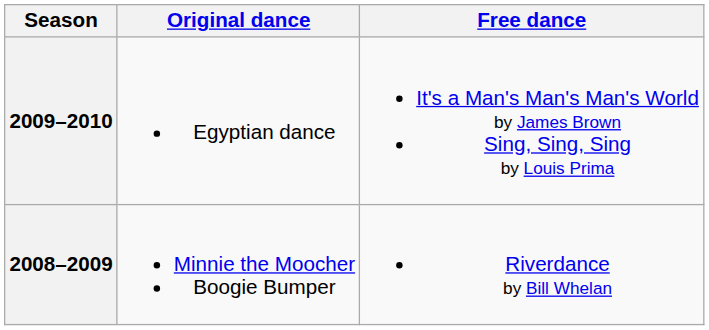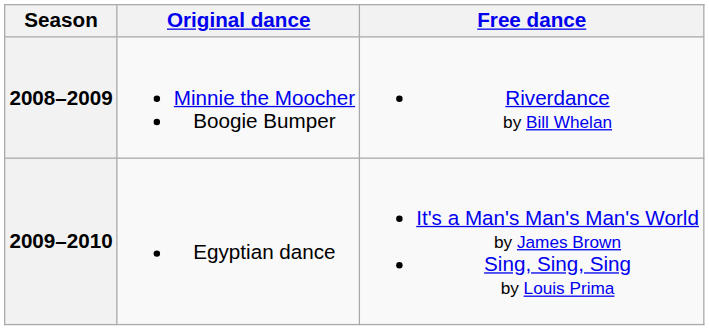rows swapped: (61, 120) <-> (61, 264)
